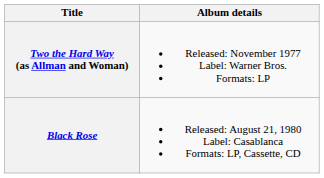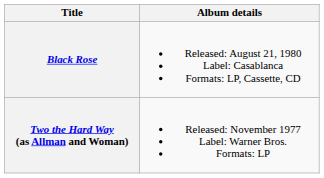rows swapped: (72, 59) <-> (72, 135)
